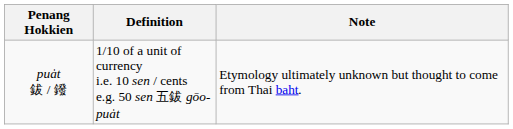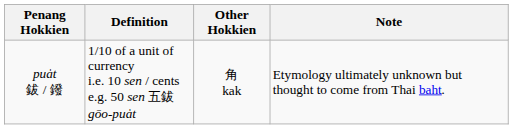+ column: (232, 22)
